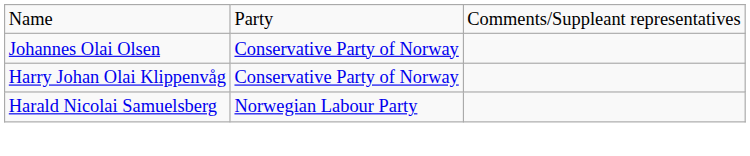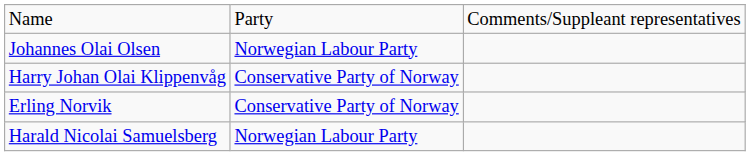(347, 48) Conservative Party of Norway -> (326, 48) Norwegian Labour Party
+ row: (60, 106)
